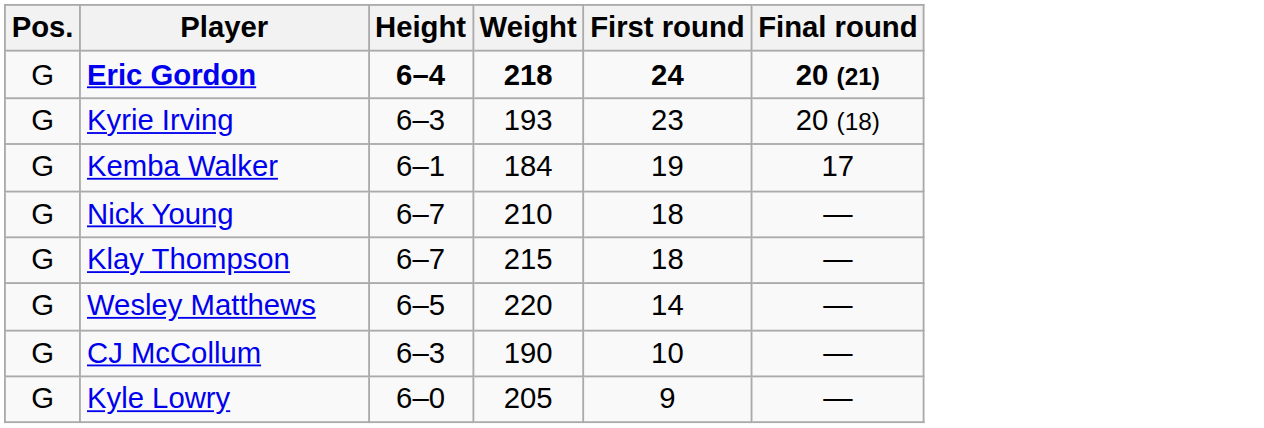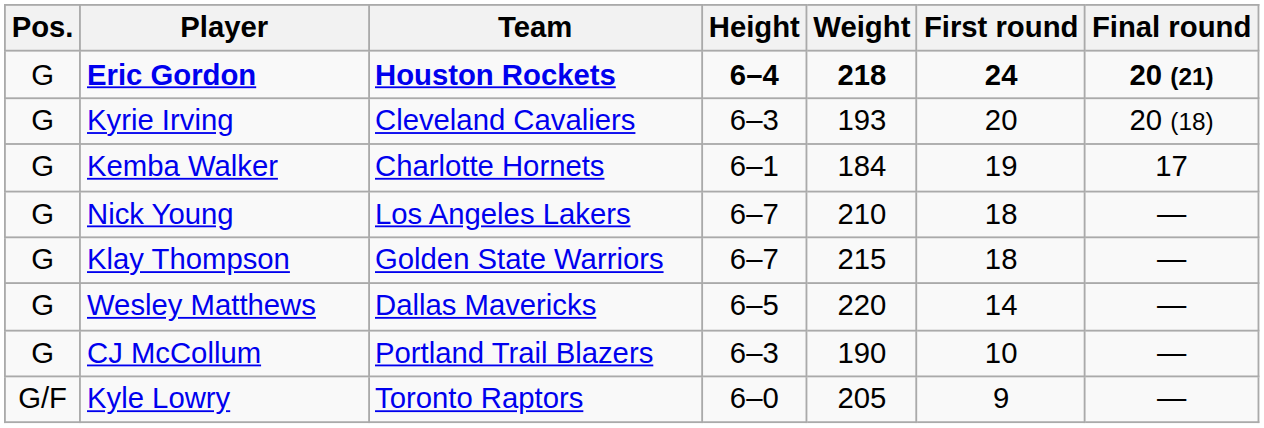+ column: (535, 27)
(667, 120) 23 -> (1001, 120) 20
(43, 399) G -> (43, 399) G/F
